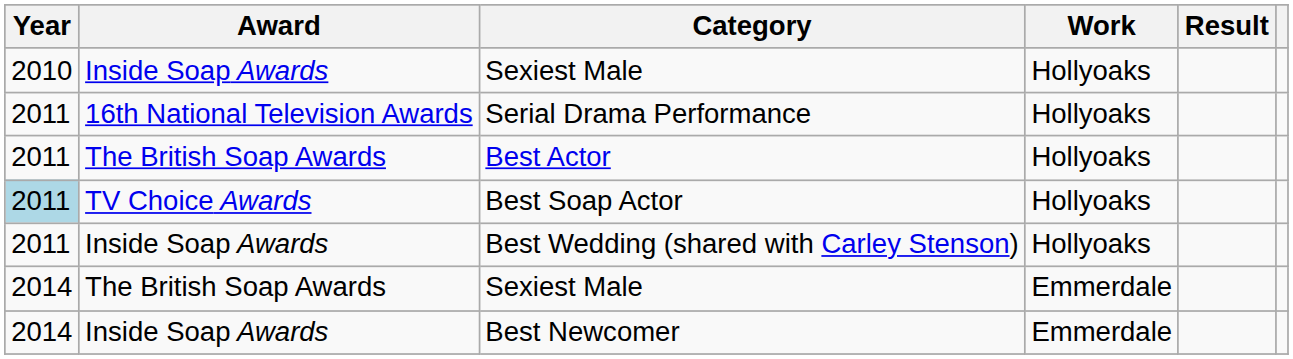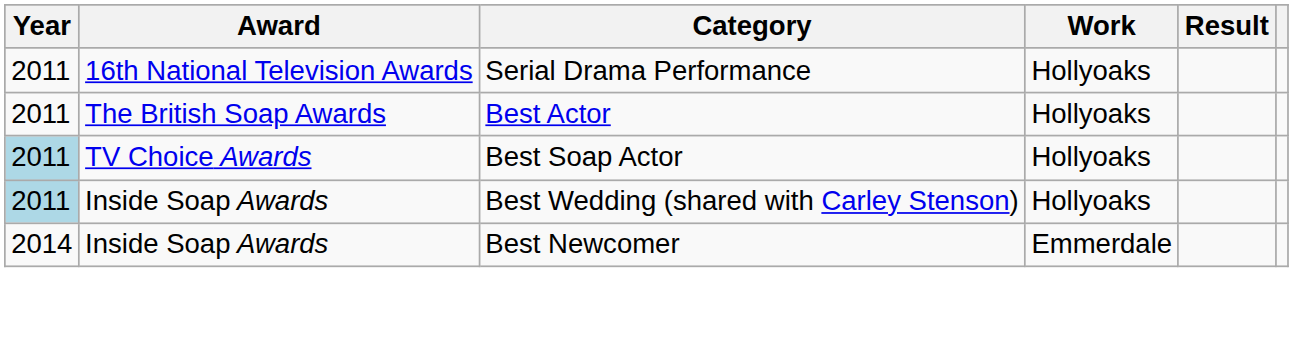- row: (207, 69)
(41, 244) no background -> (41, 200) lightblue background
- row: (236, 288)
